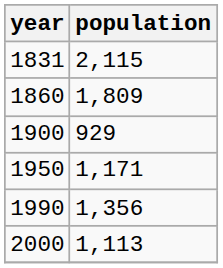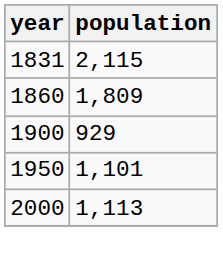(109, 171) 1,171 -> (109, 171) 1,101
- row: (37, 208)
